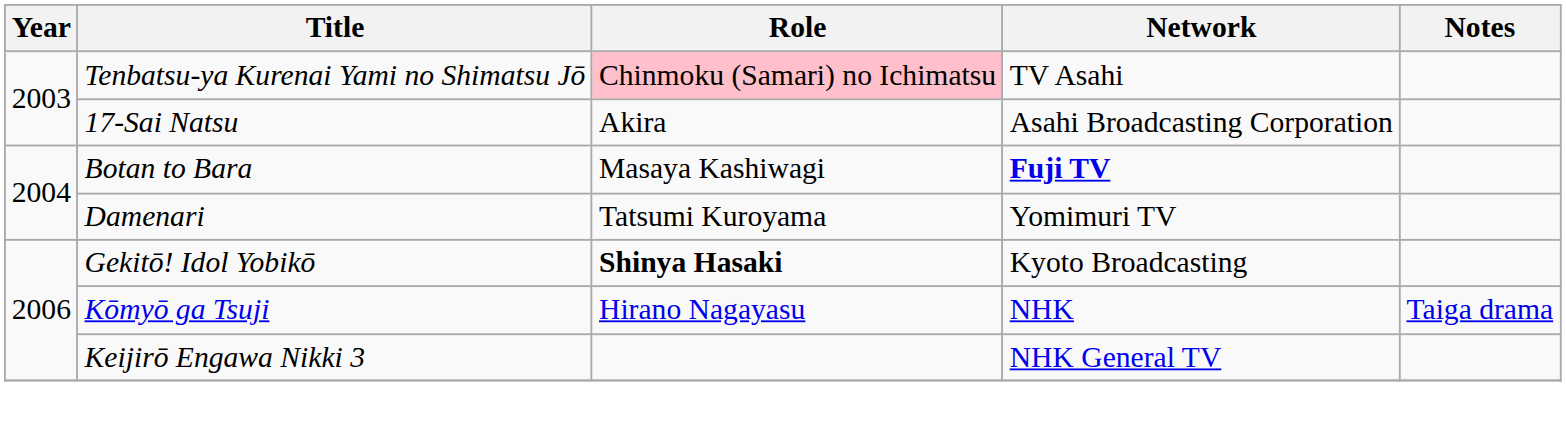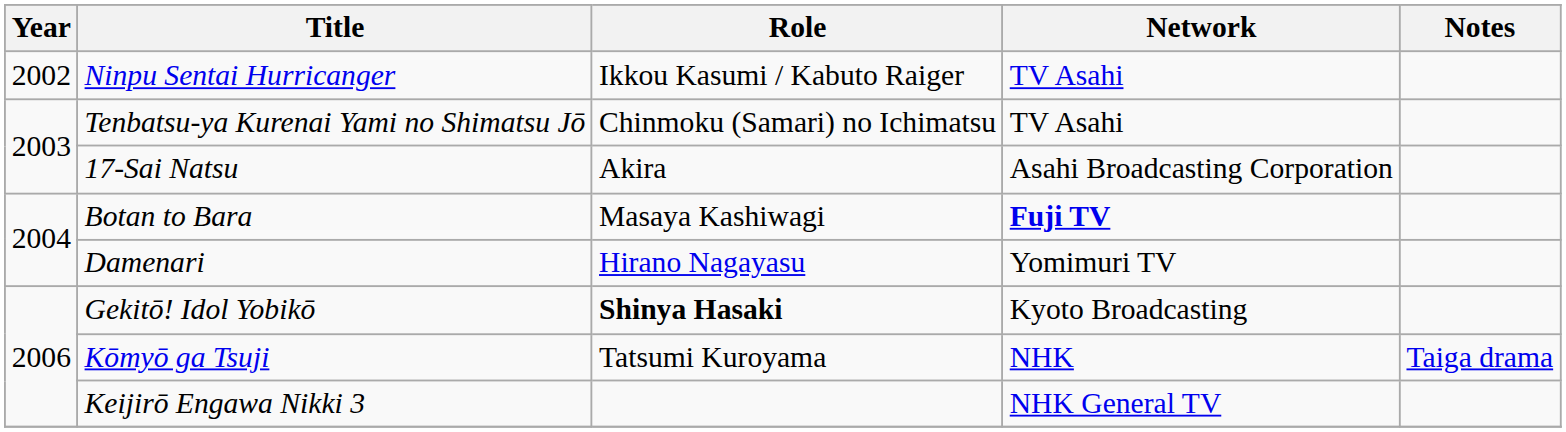+ row: (240, 74)
(798, 74) pink background -> (798, 121) no background
(713, 215) Tatsumi Kuroyama -> (702, 262) Hirano Nagayasu
(702, 309) Hirano Nagayasu -> (713, 356) Tatsumi Kuroyama
